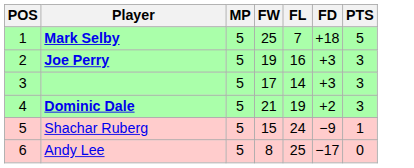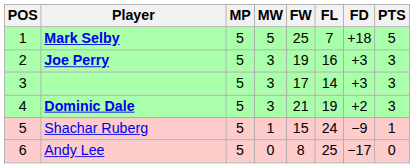+ column: (270, 15)
